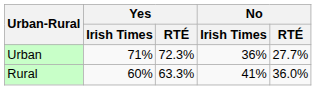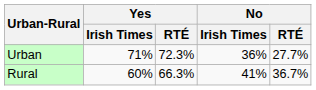(176, 74) 63.3% -> (176, 74) 66.3%
(290, 74) 36.0% -> (290, 74) 36.7%
